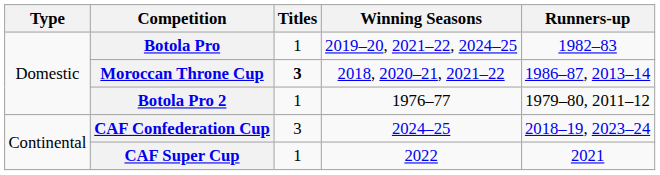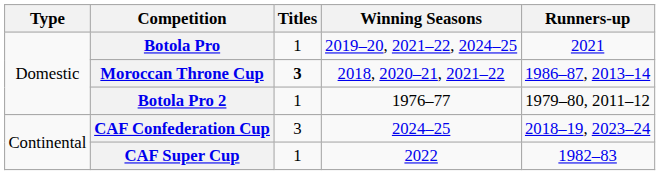(588, 46) 1982–83 -> (588, 46) 2021
(588, 156) 2021 -> (588, 156) 1982–83
